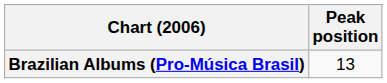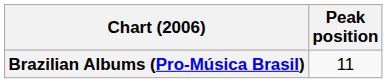(345, 63) 13 -> (345, 63) 11
